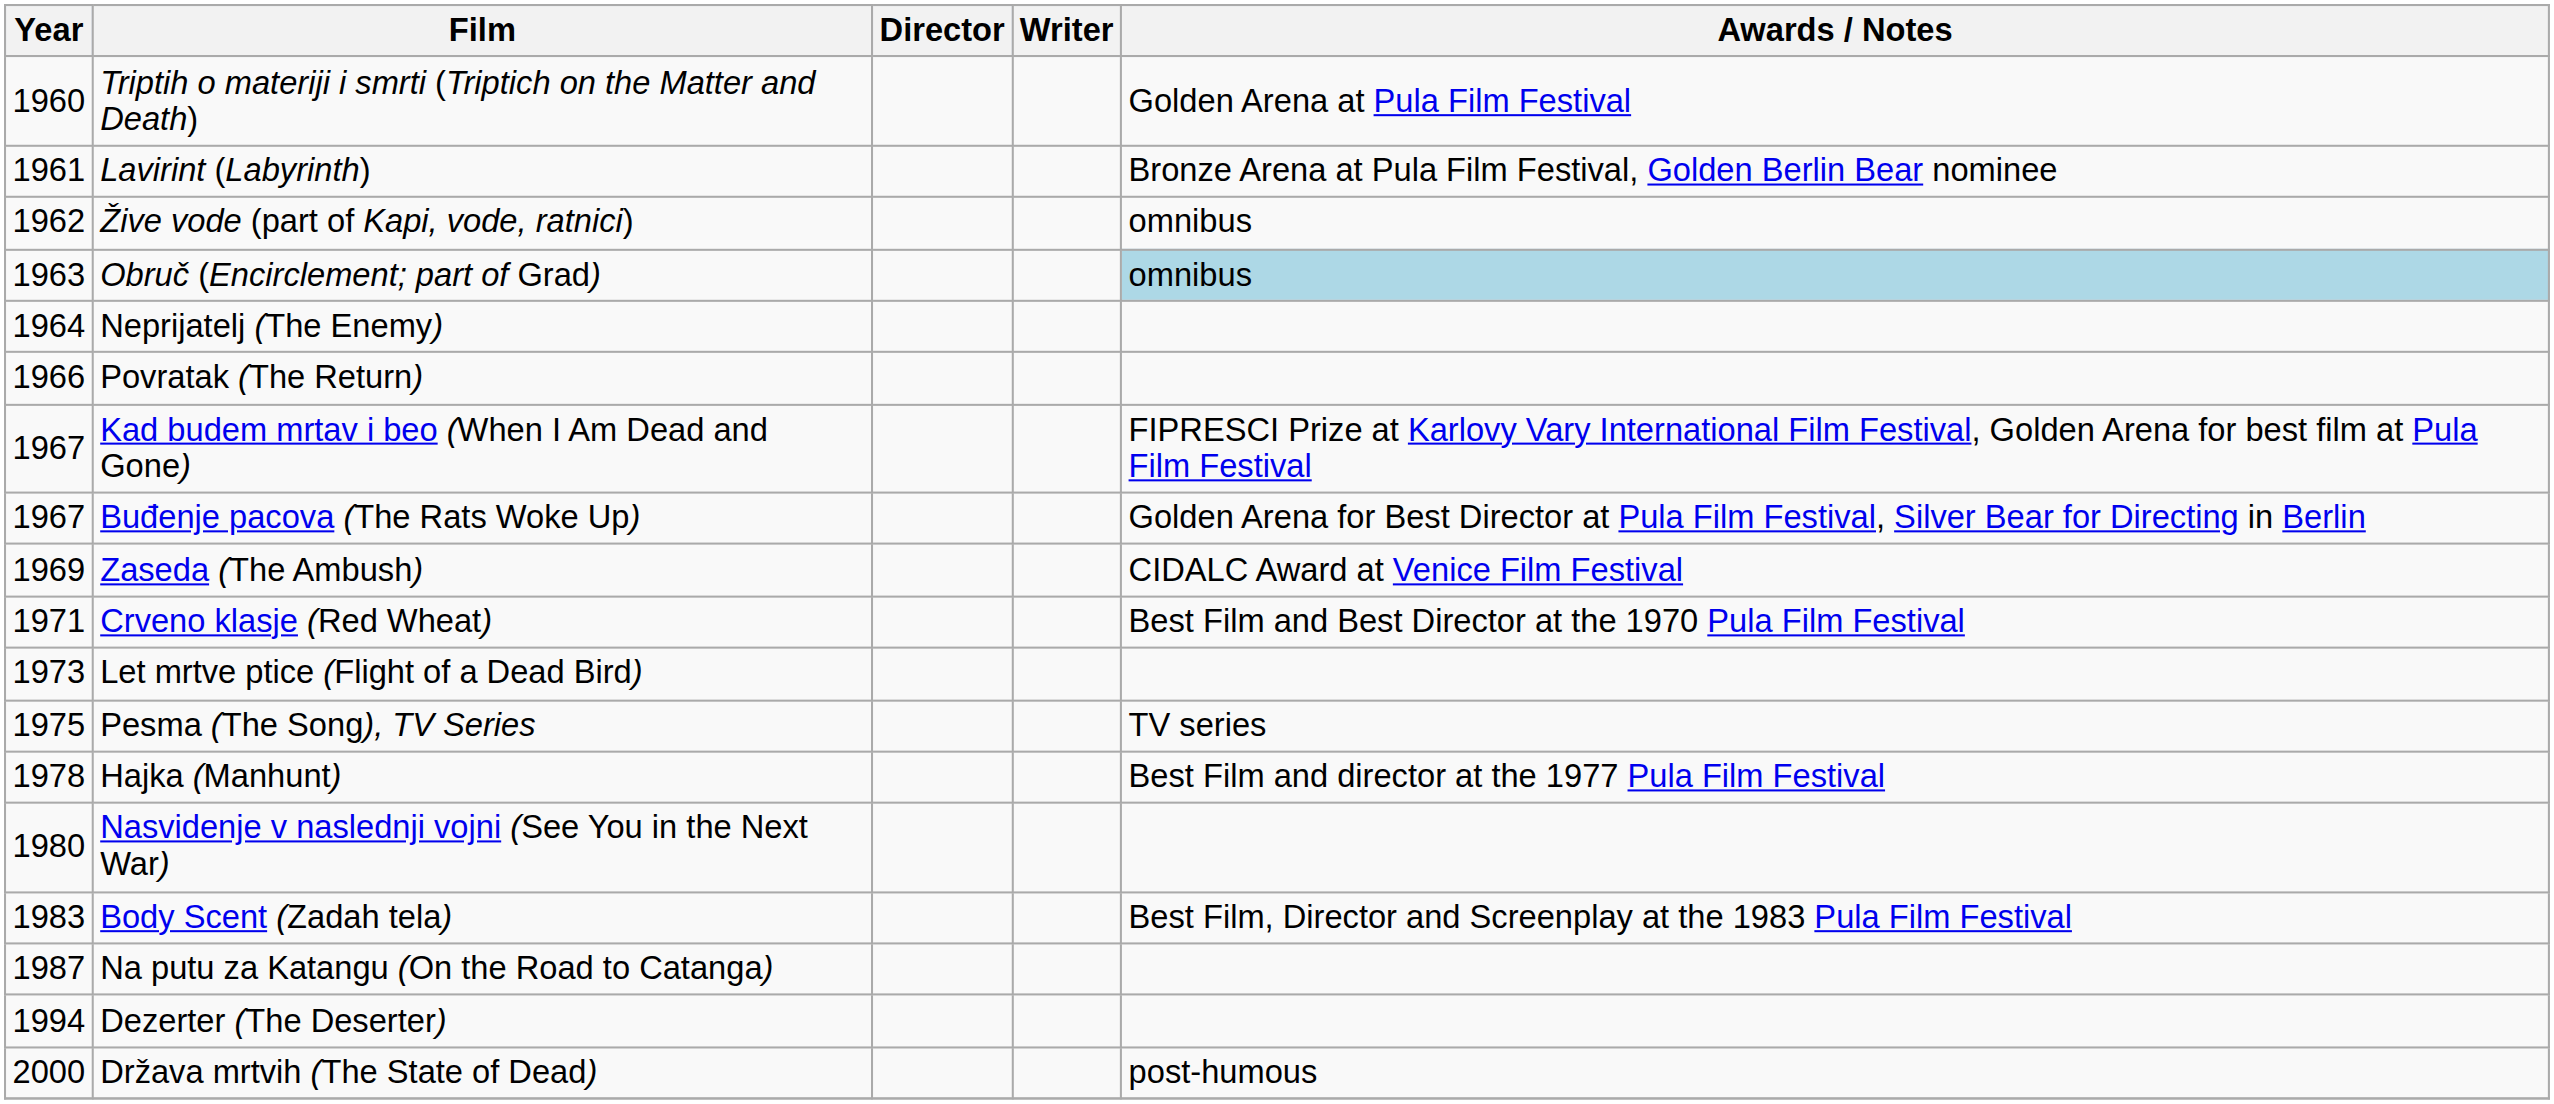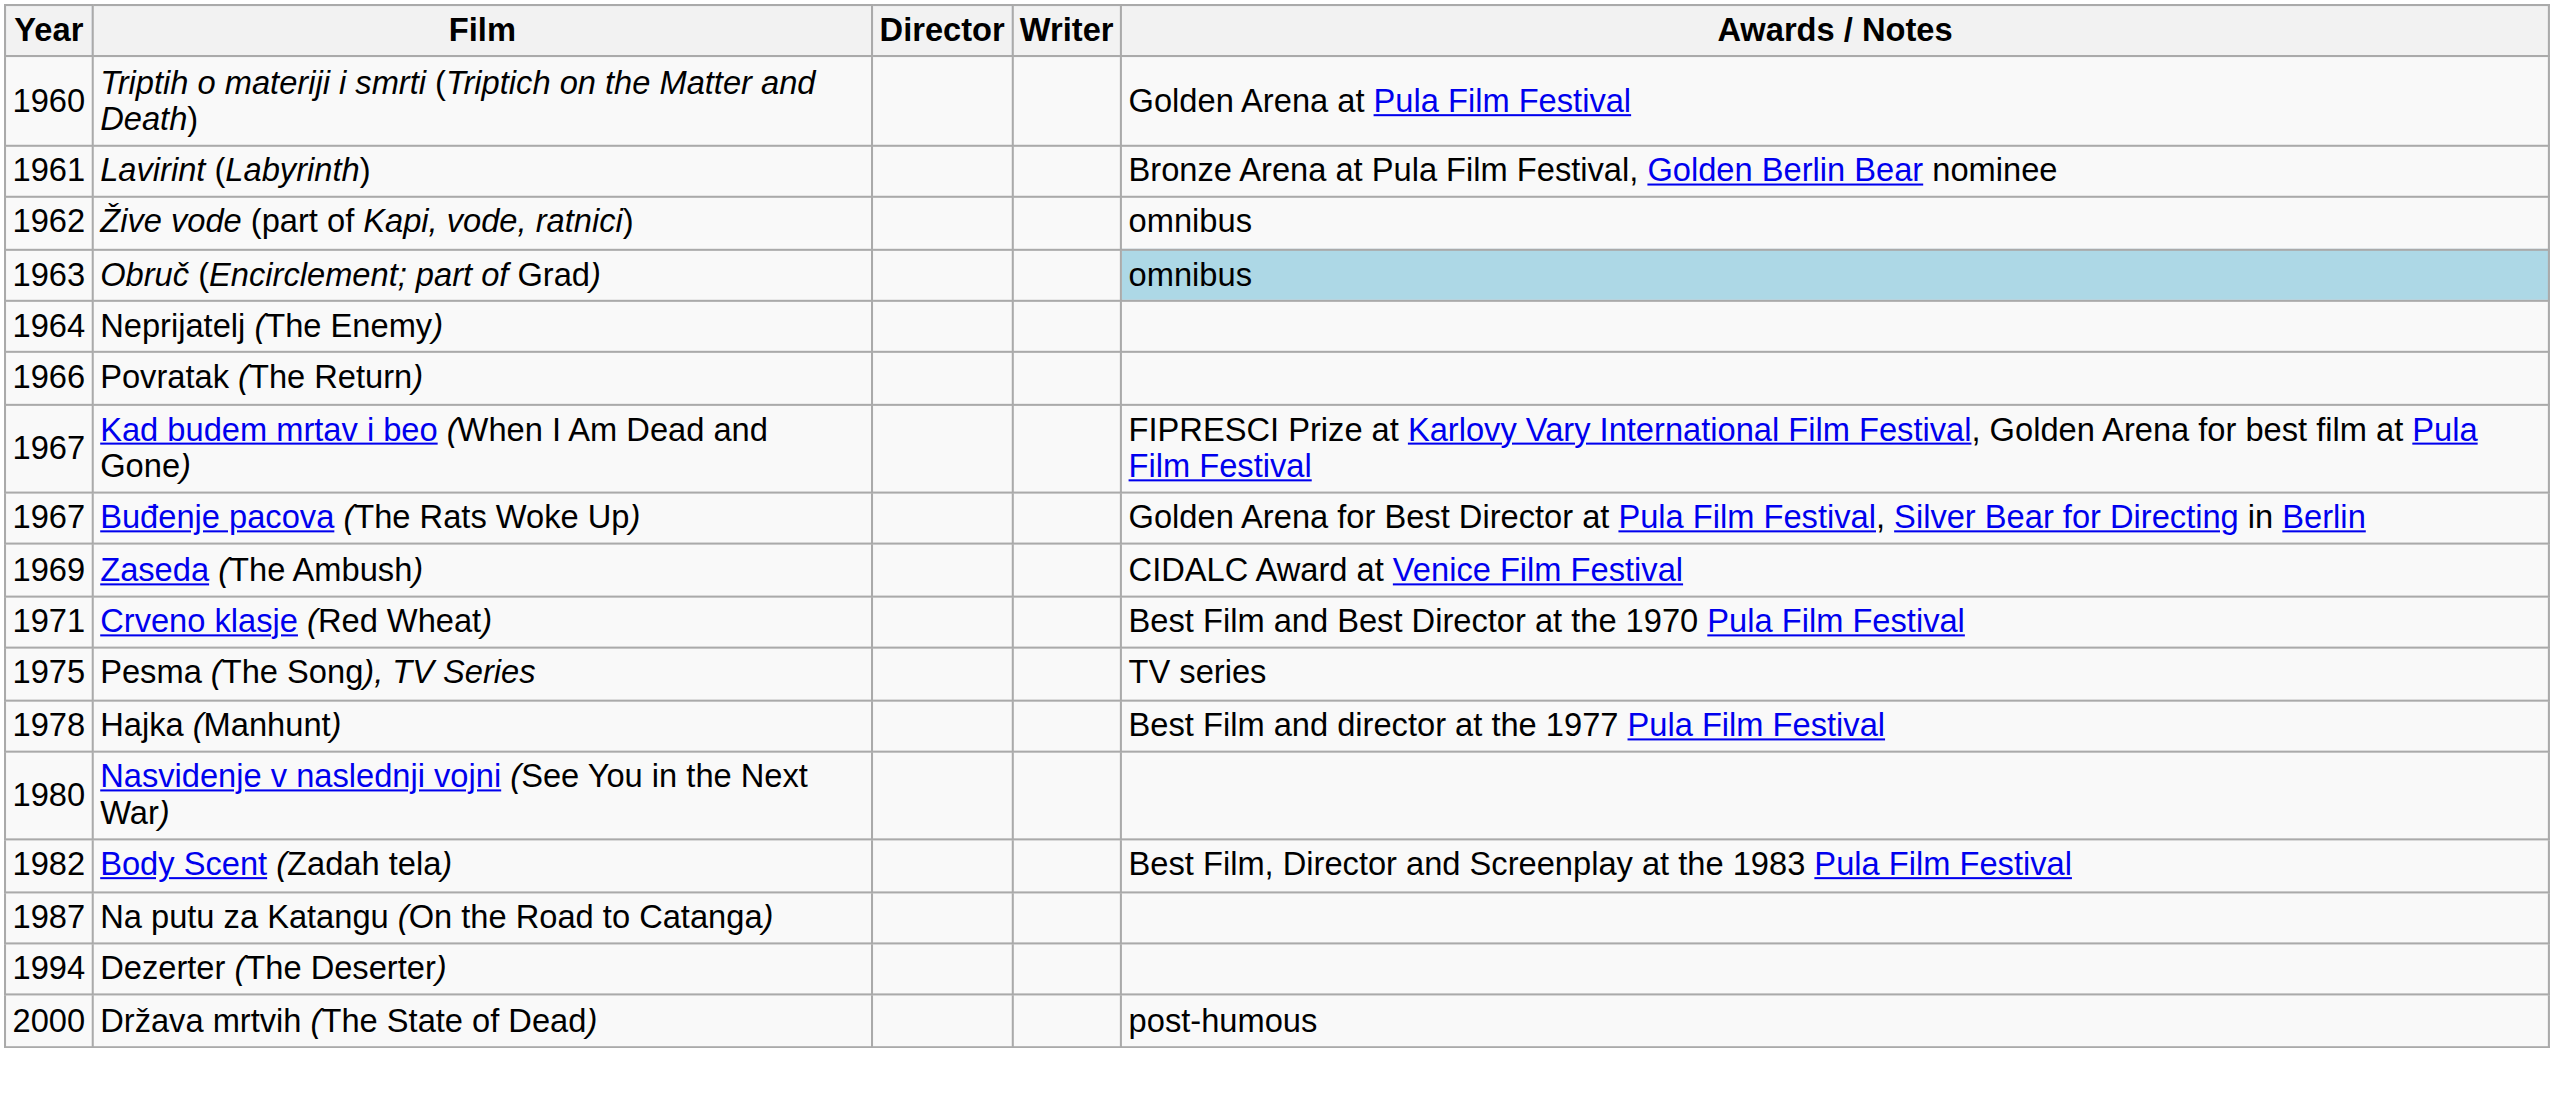- row: (371, 673)
(49, 917) 1983 -> (49, 865) 1982
